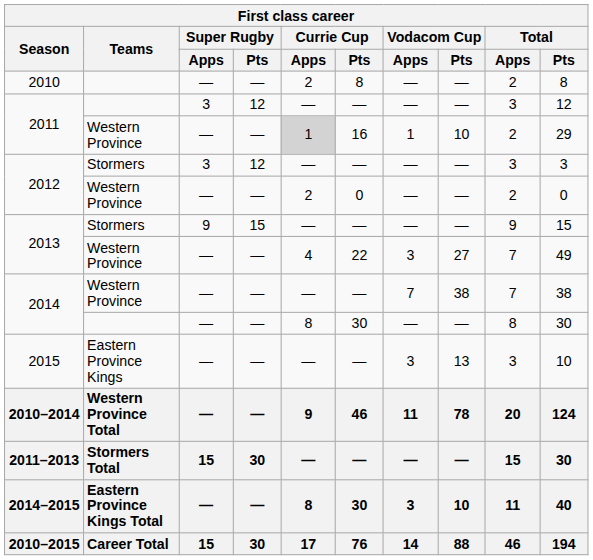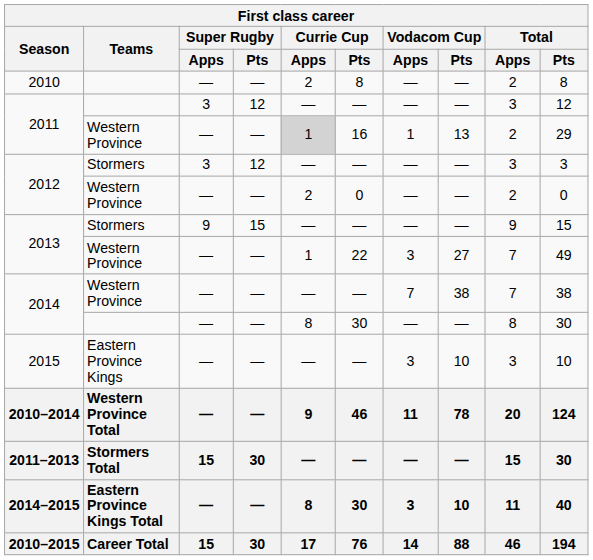(462, 135) 10 -> (462, 135) 13
(308, 255) 4 -> (308, 255) 1
(462, 361) 13 -> (462, 361) 10
